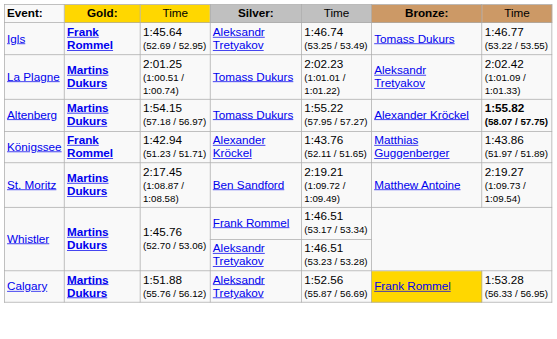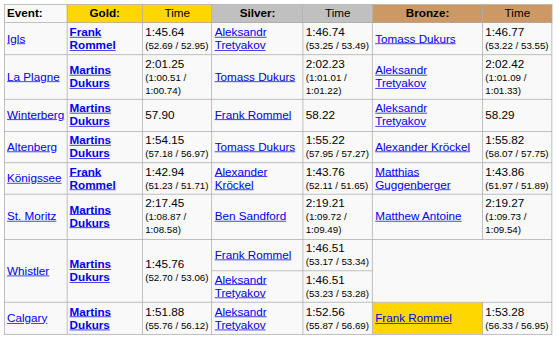+ row: (36, 115)
(516, 115) bold -> (517, 146) normal
